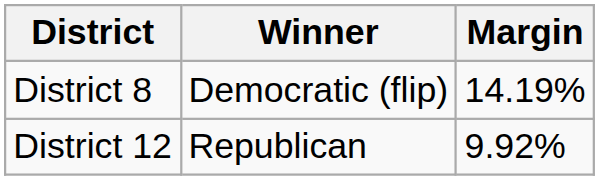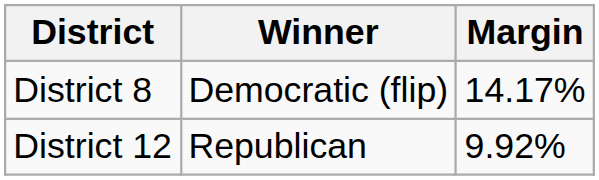(525, 89) 14.19% -> (525, 89) 14.17%
